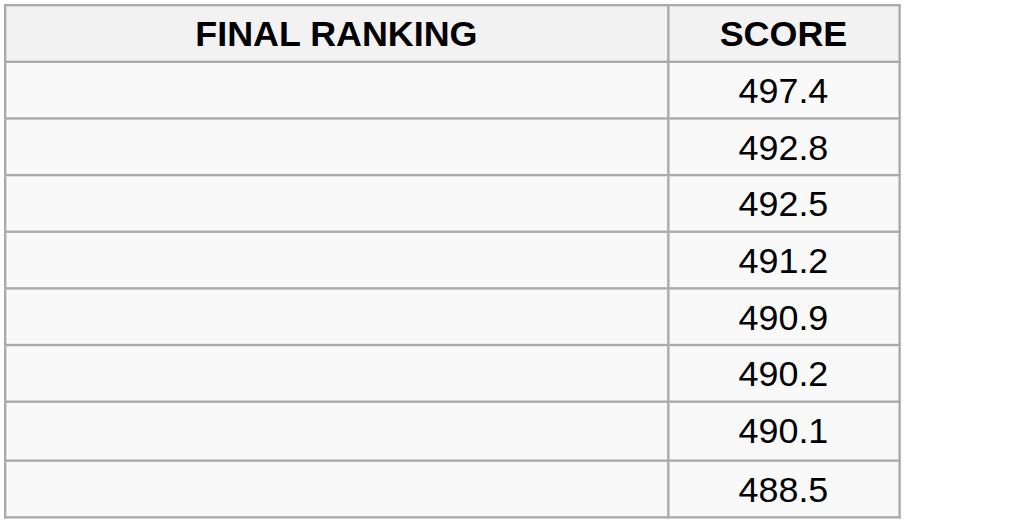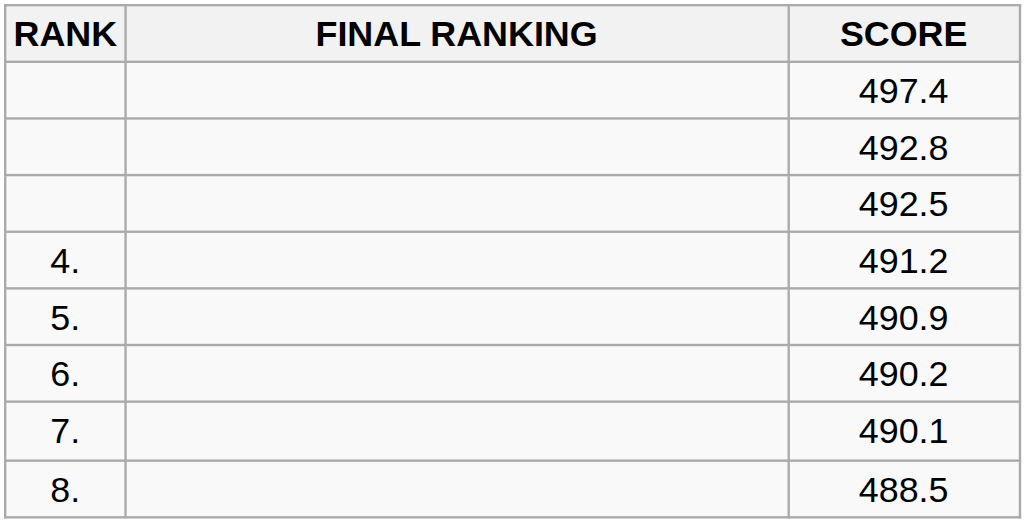+ column: (65, 34)
